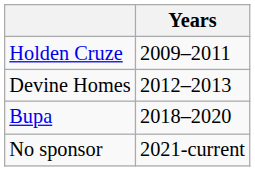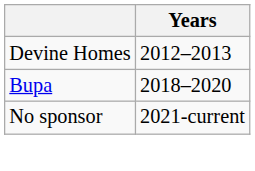- row: (66, 52)
